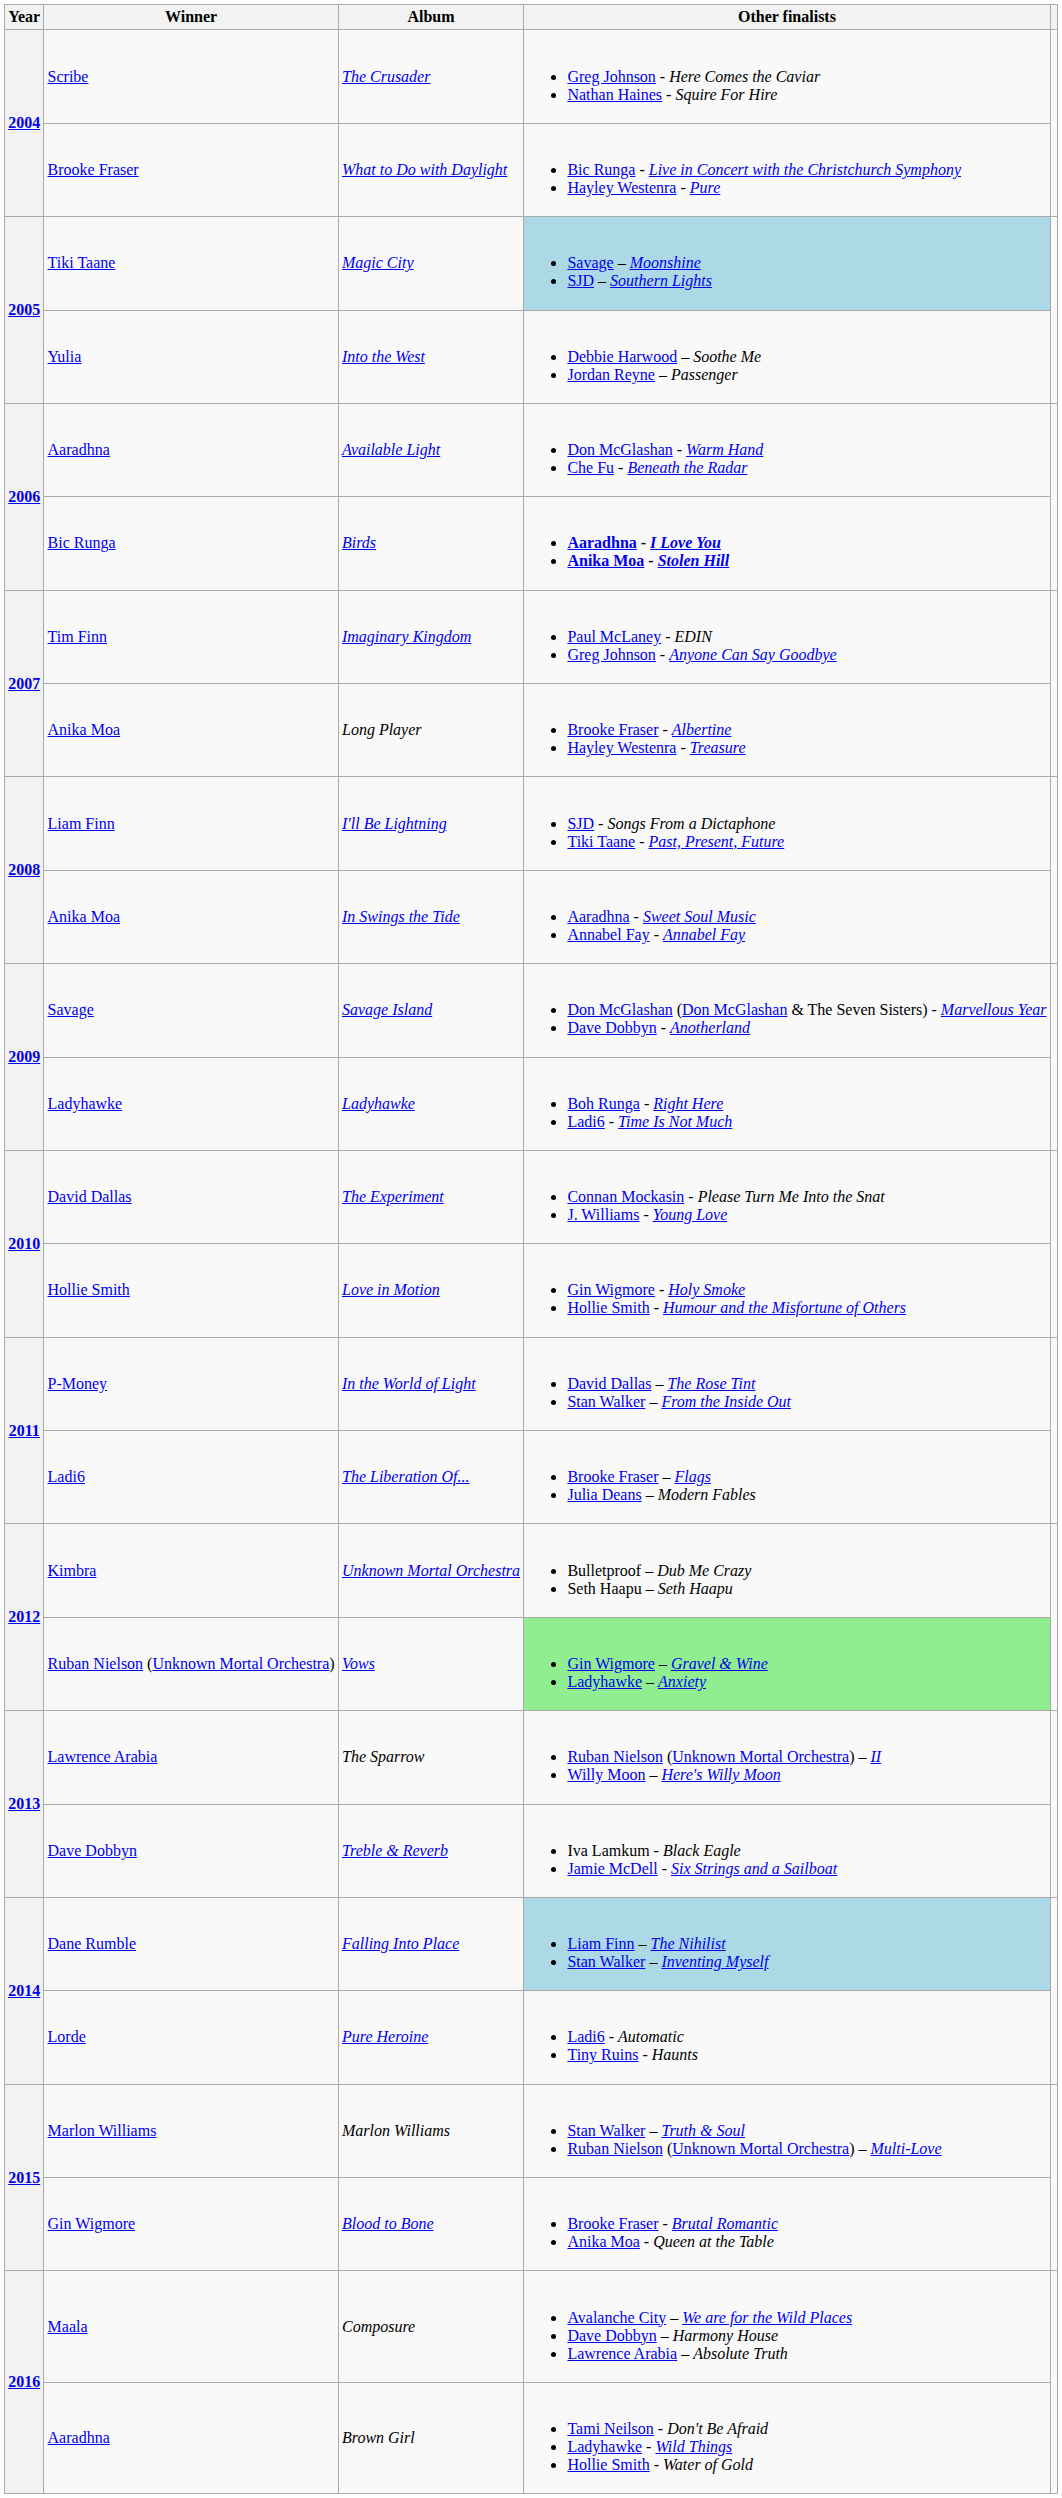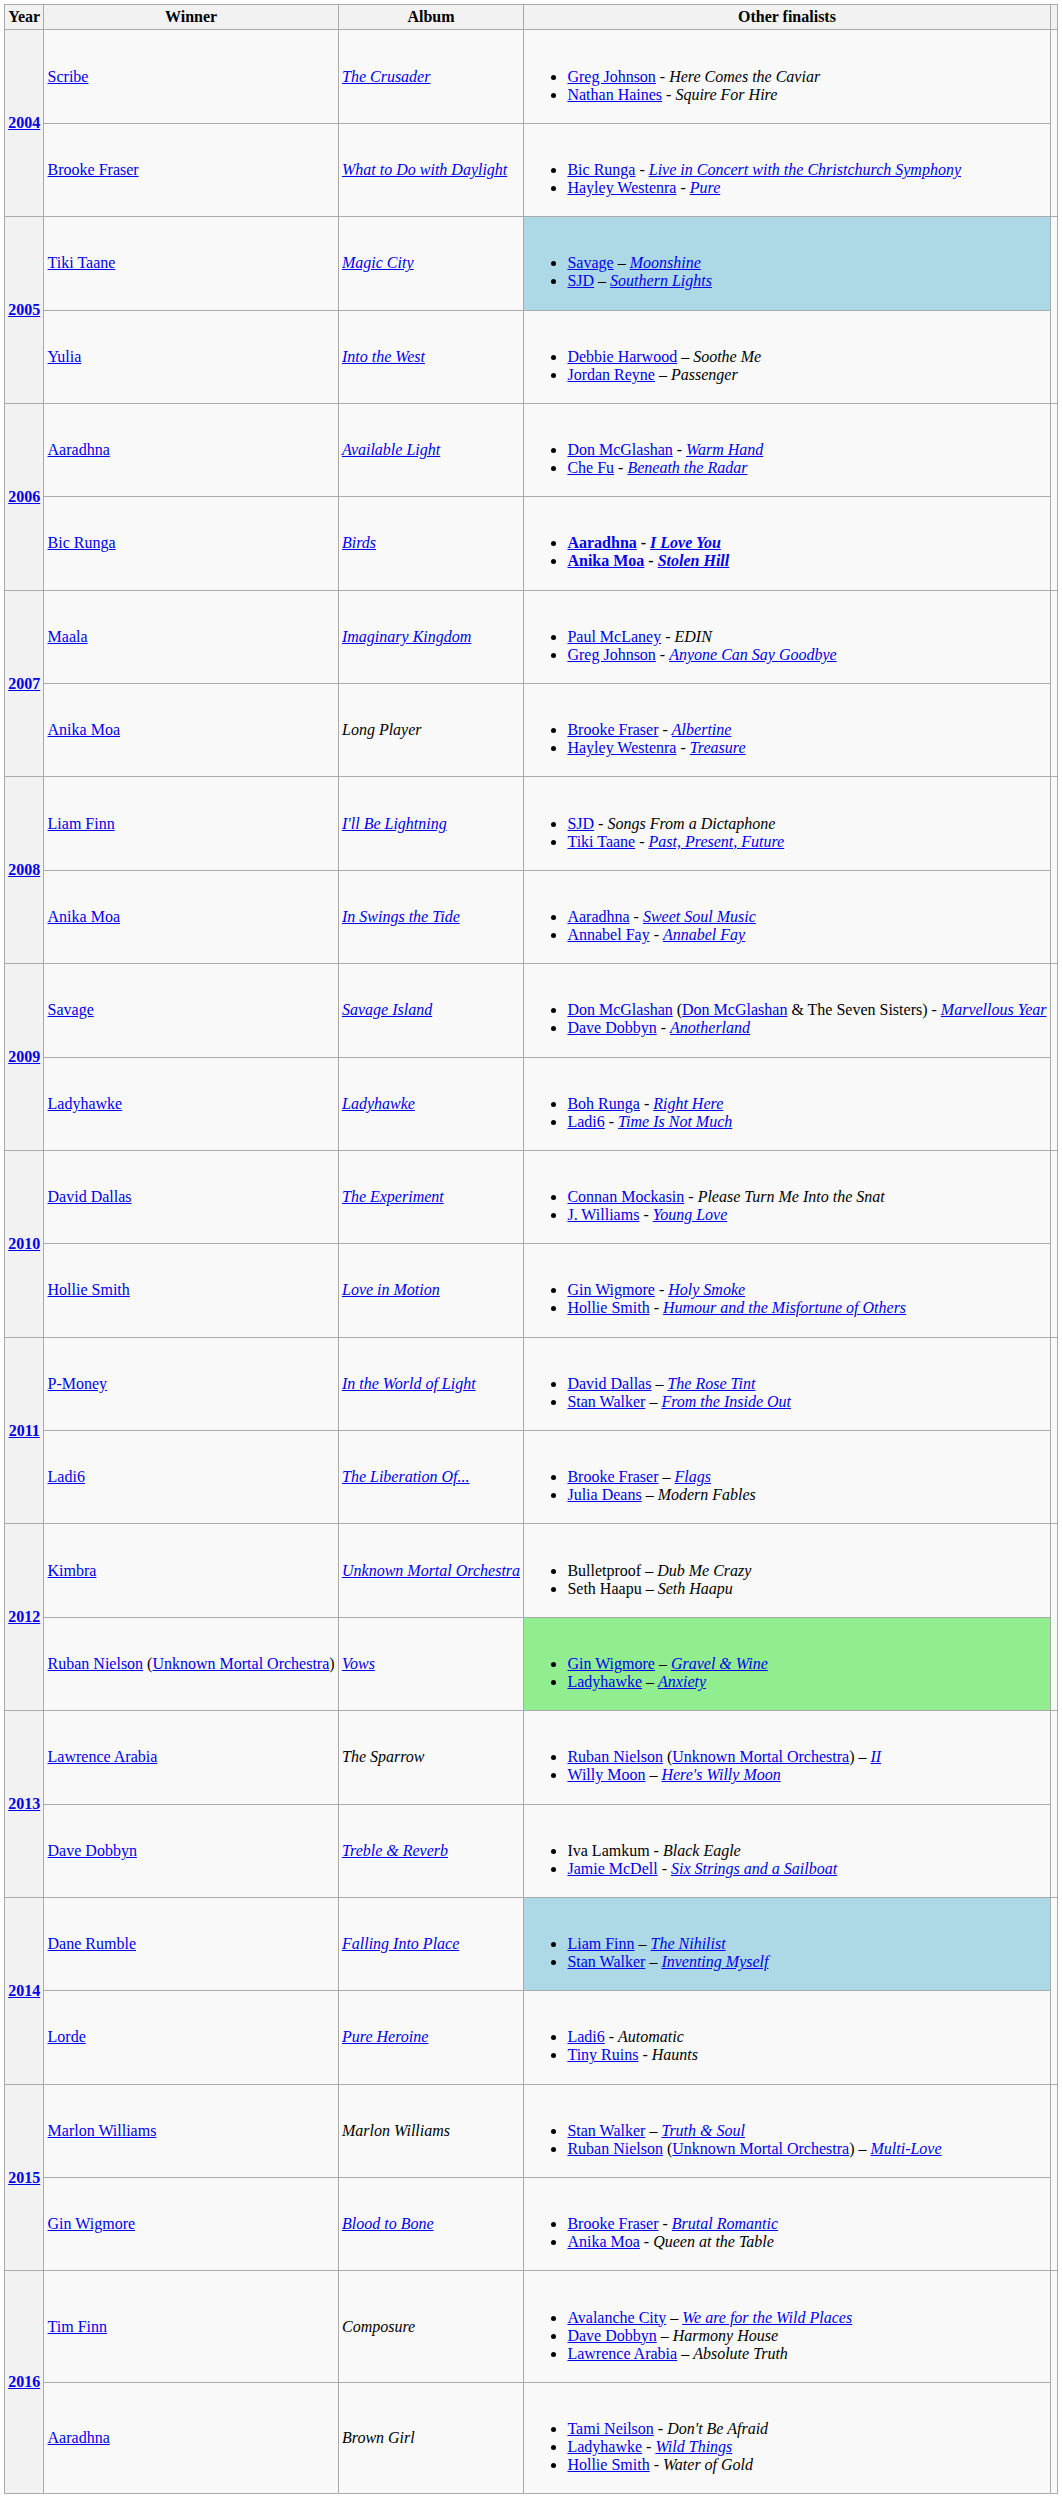(77, 636) Tim Finn -> (68, 636) Maala
(68, 2326) Maala -> (77, 2326) Tim Finn
